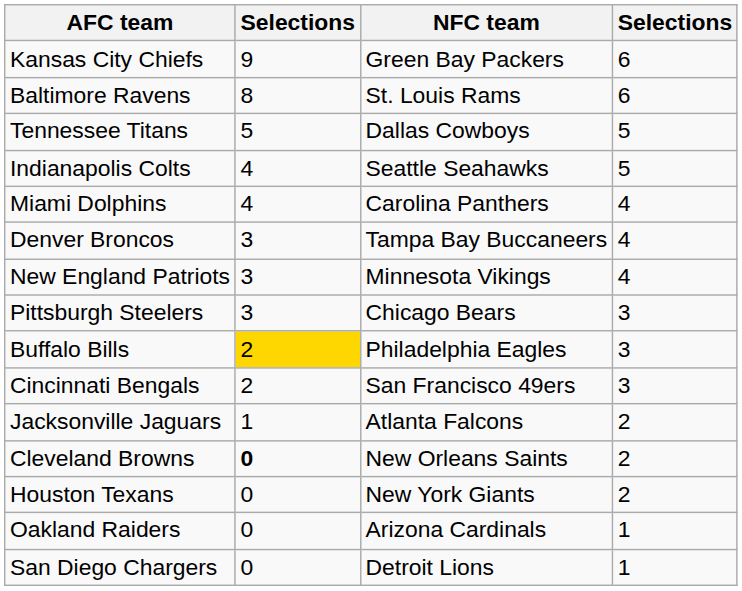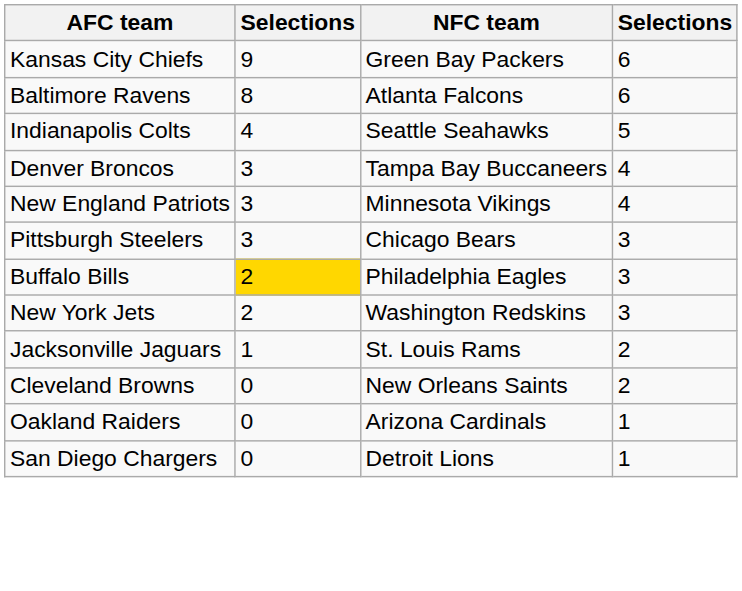(443, 95) St. Louis Rams -> (444, 95) Atlanta Falcons
- row: (99, 131)
- row: (88, 204)
- row: (105, 385)
+ row: (82, 312)
(444, 421) Atlanta Falcons -> (443, 349) St. Louis Rams
(247, 458) bold -> (247, 385) normal
- row: (92, 494)
